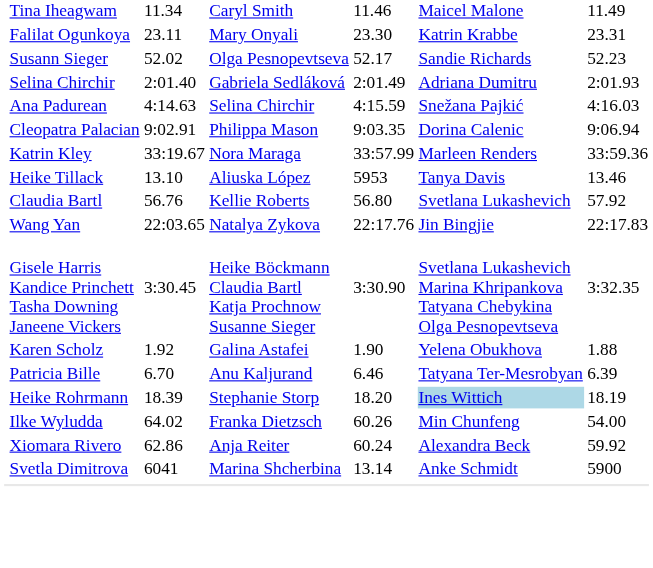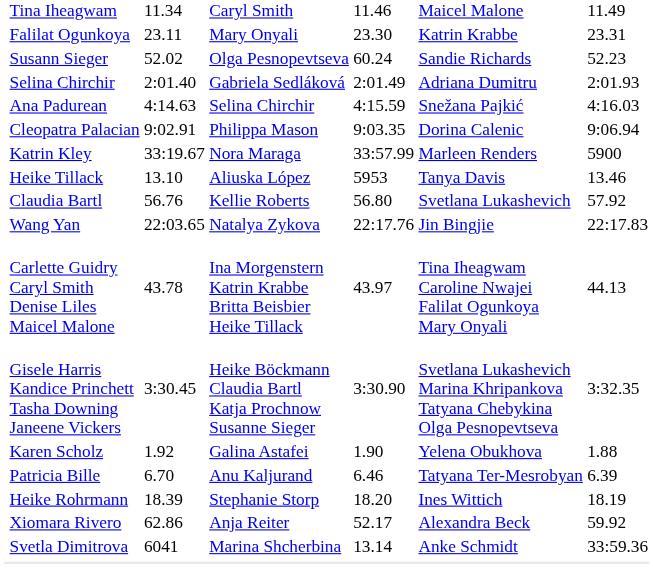(373, 58) 52.17 -> (373, 58) 60.24
(618, 153) 33:59.36 -> (604, 153) 5900
+ row: (64, 297)
(460, 397) lightblue background -> (460, 499) no background
- row: (56, 421)
(373, 445) 60.24 -> (373, 522) 52.17
(604, 468) 5900 -> (618, 546) 33:59.36
